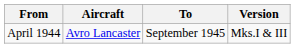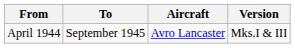columns swapped: (185, 14) <-> (103, 14)
